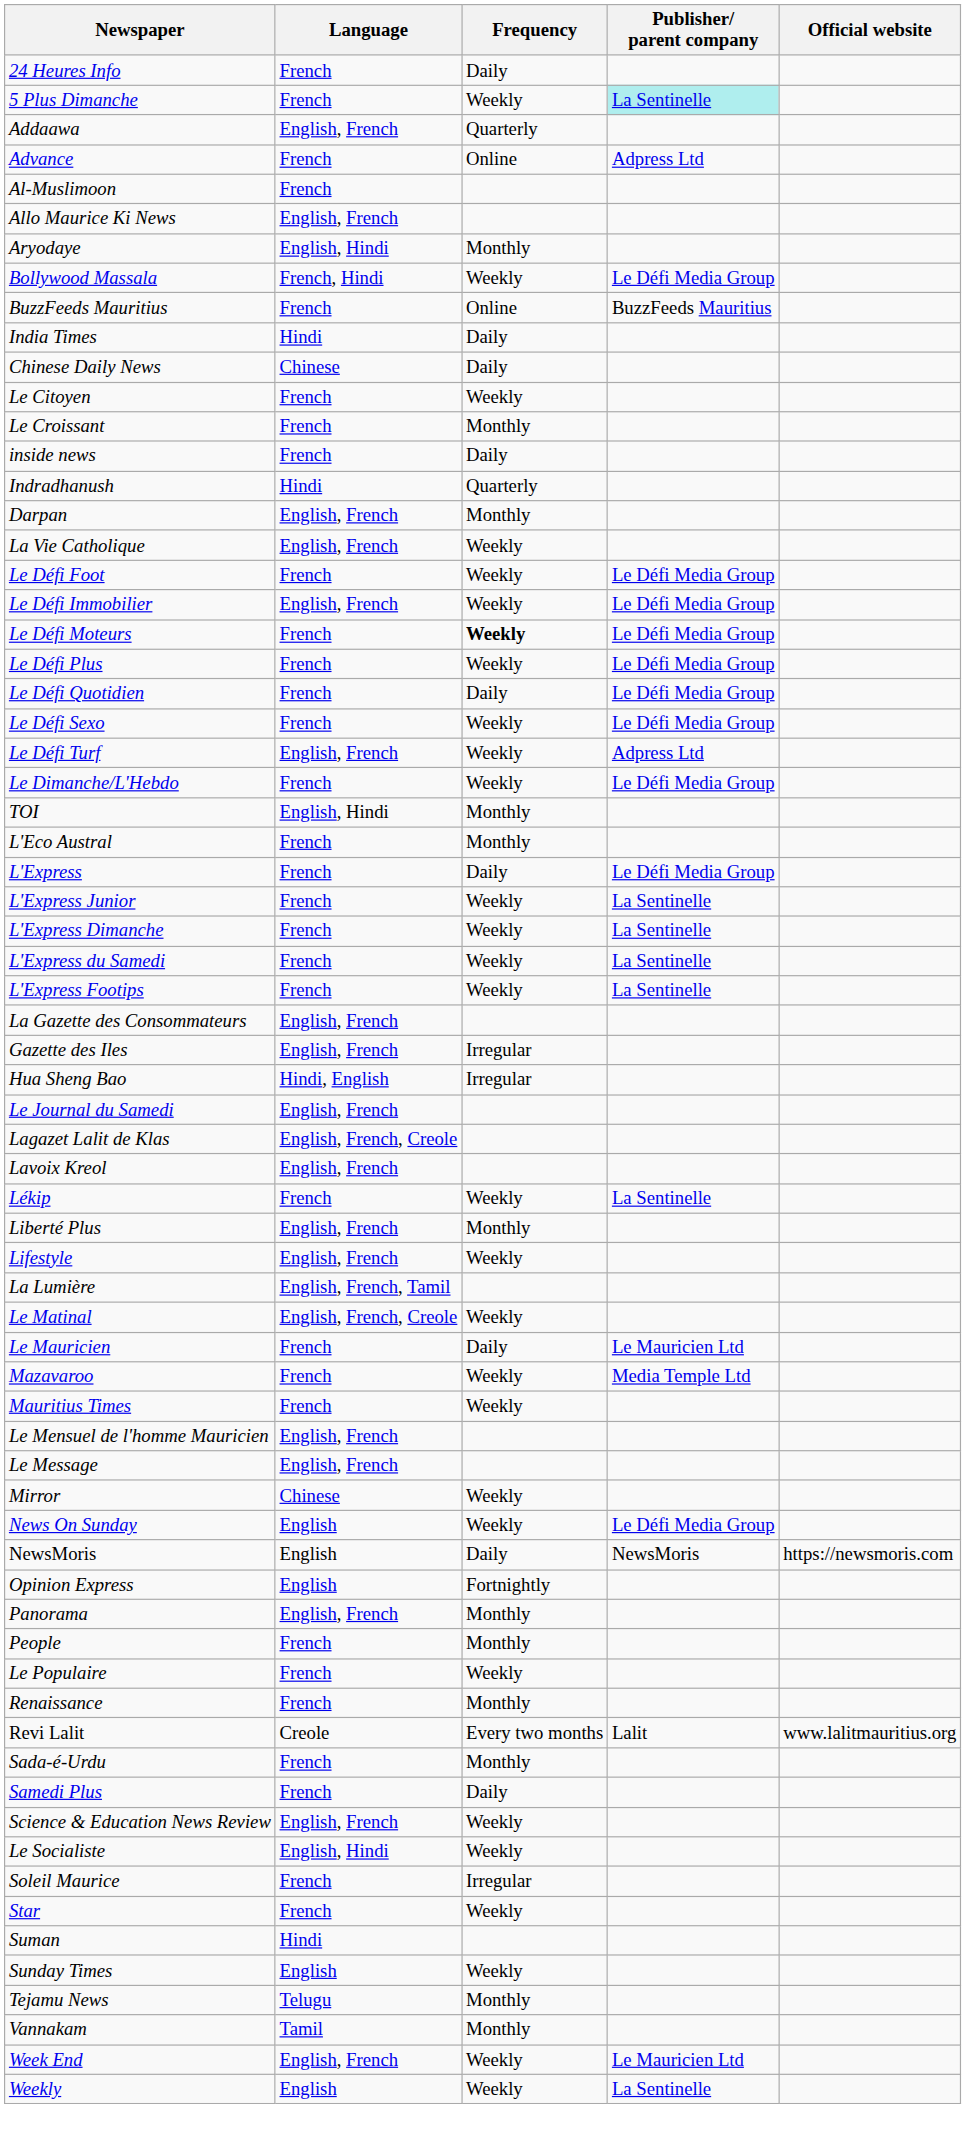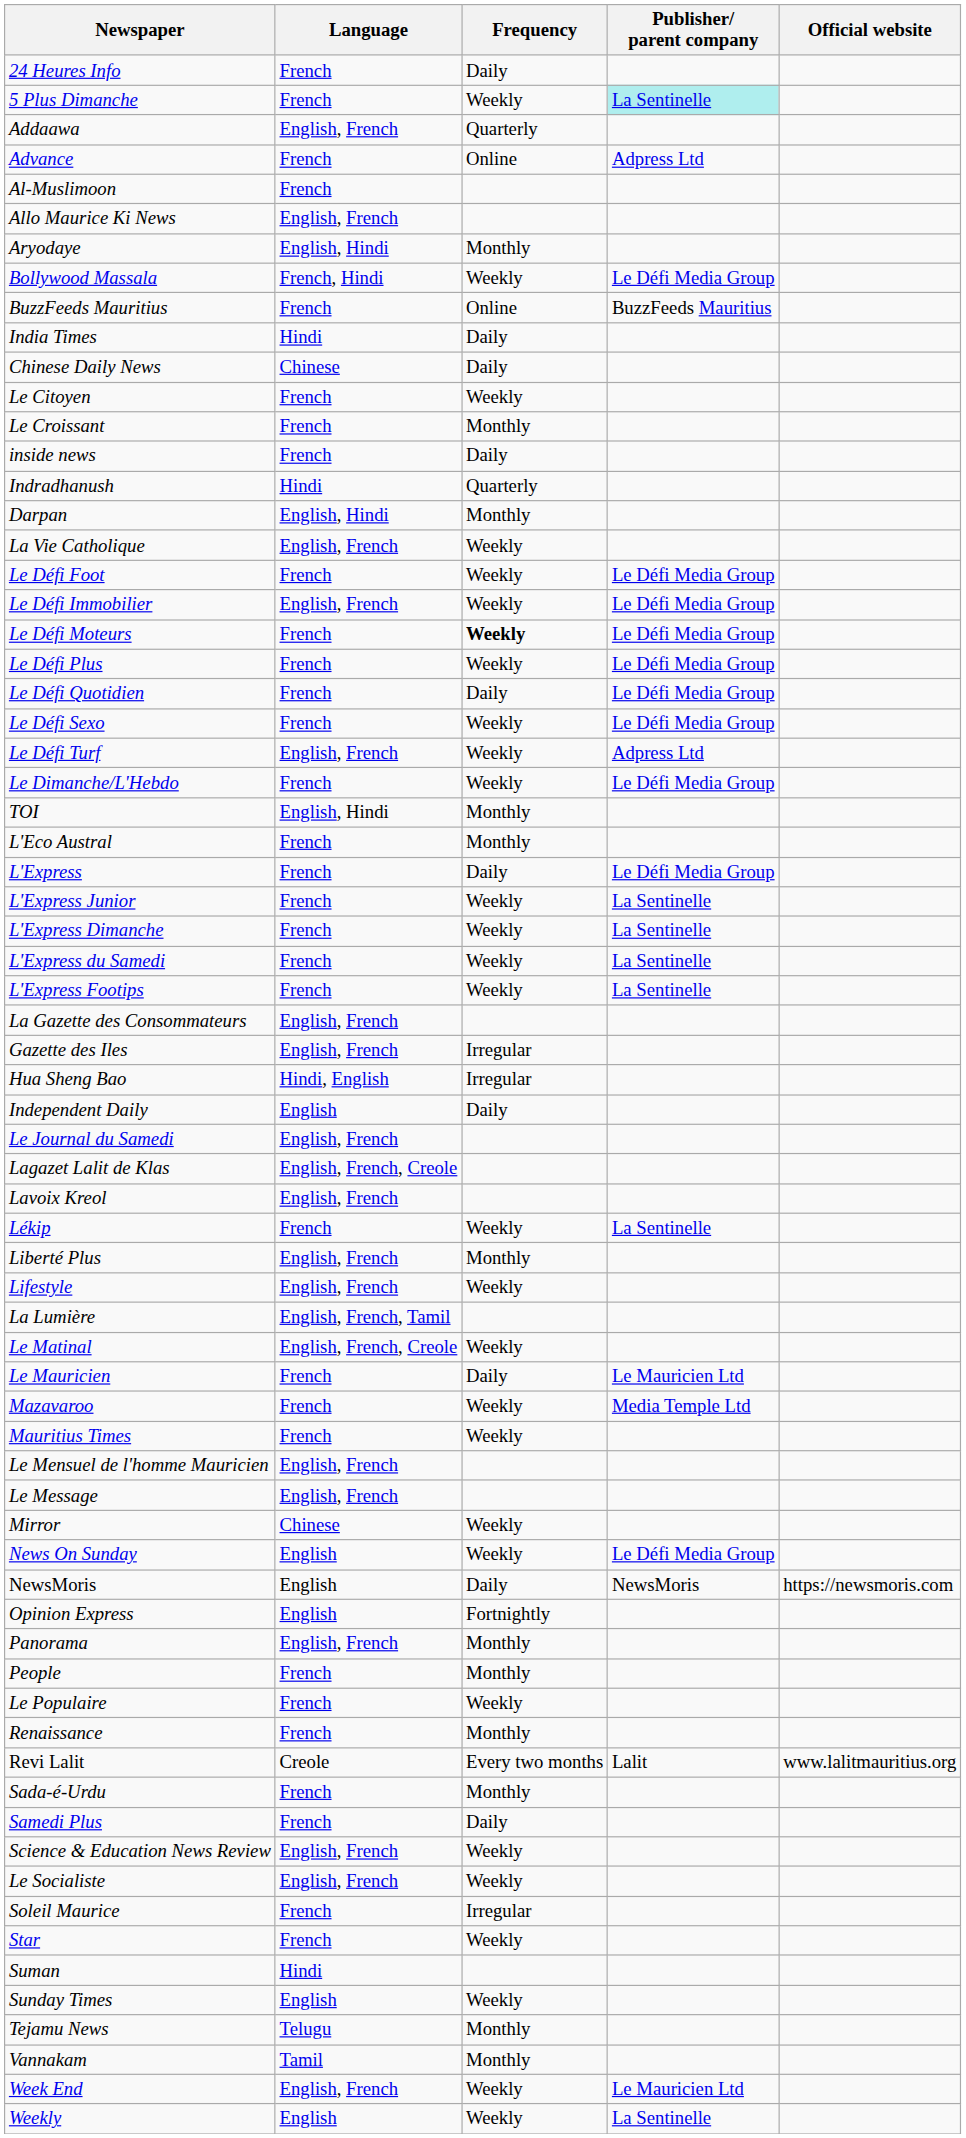(339, 515) English, French -> (334, 515) English, Hindi
+ row: (78, 1109)
(334, 1851) English, Hindi -> (339, 1881) English, French
